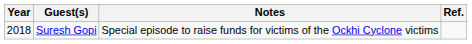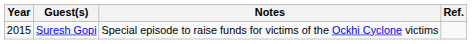(19, 30) 2018 -> (19, 30) 2015
